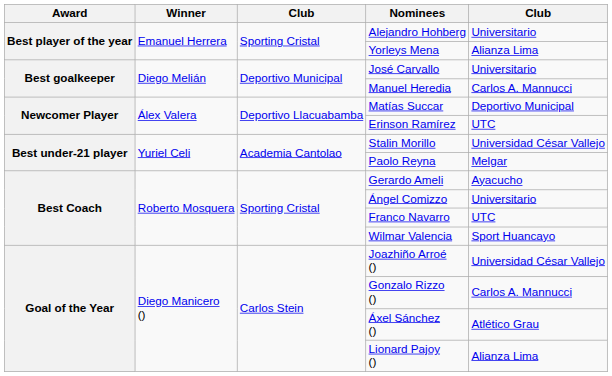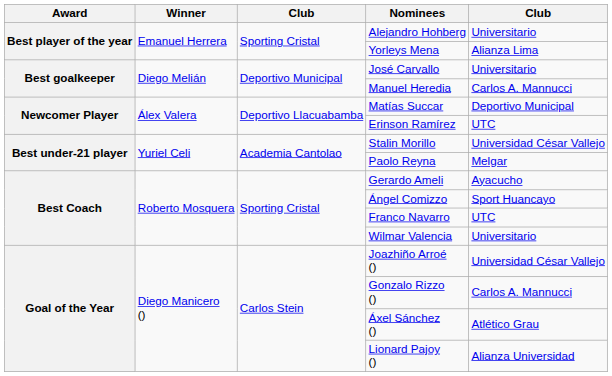(504, 198) Universitario -> (513, 198) Sport Huancayo
(513, 236) Sport Huancayo -> (504, 236) Universitario
(505, 356) Alianza Lima -> (523, 356) Alianza Universidad
